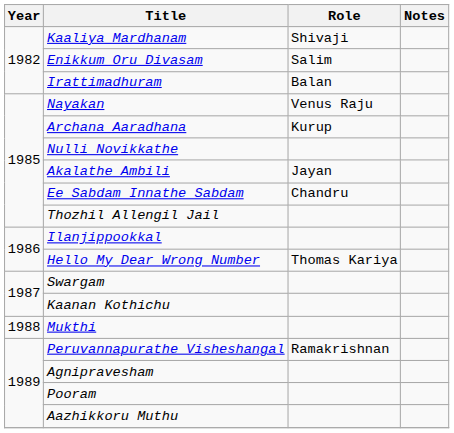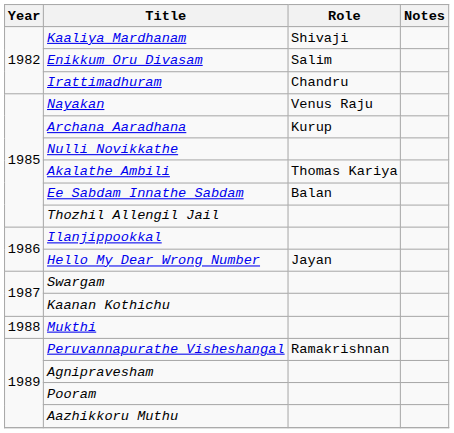(312, 82) Balan -> (320, 82) Chandru
(312, 171) Jayan -> (344, 171) Thomas Kariya
(320, 194) Chandru -> (312, 194) Balan
(344, 260) Thomas Kariya -> (312, 260) Jayan
